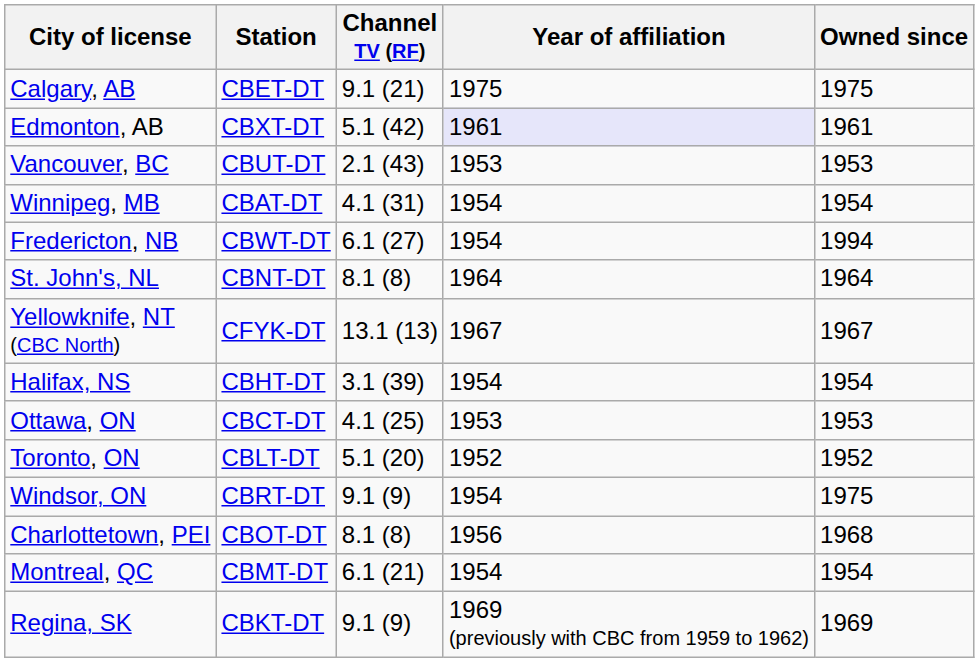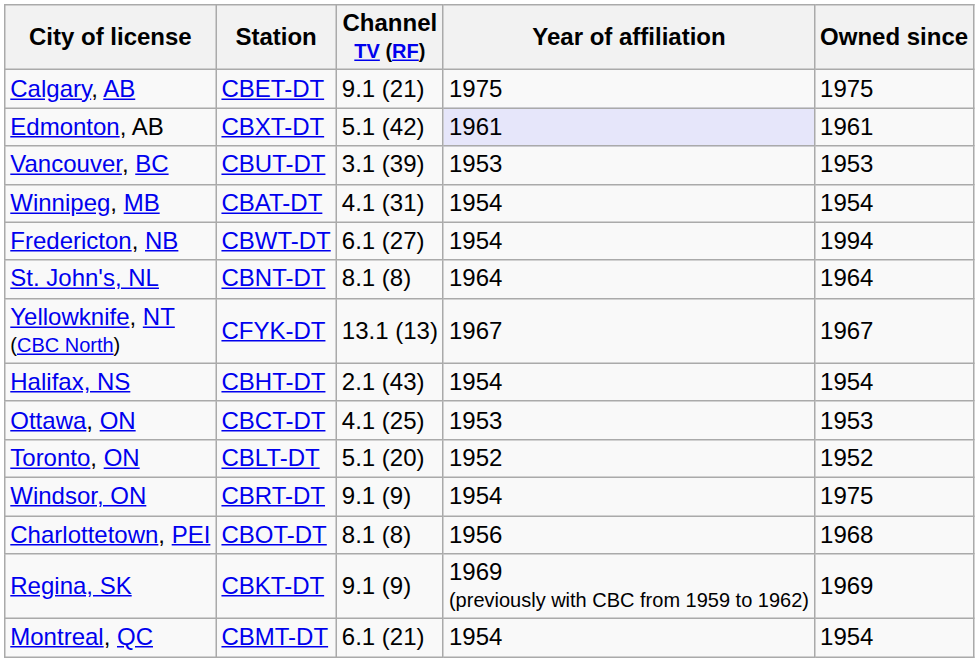(383, 164) 2.1 (43) -> (383, 164) 3.1 (39)
(383, 382) 3.1 (39) -> (383, 382) 2.1 (43)
rows swapped: (82, 572) <-> (71, 623)
